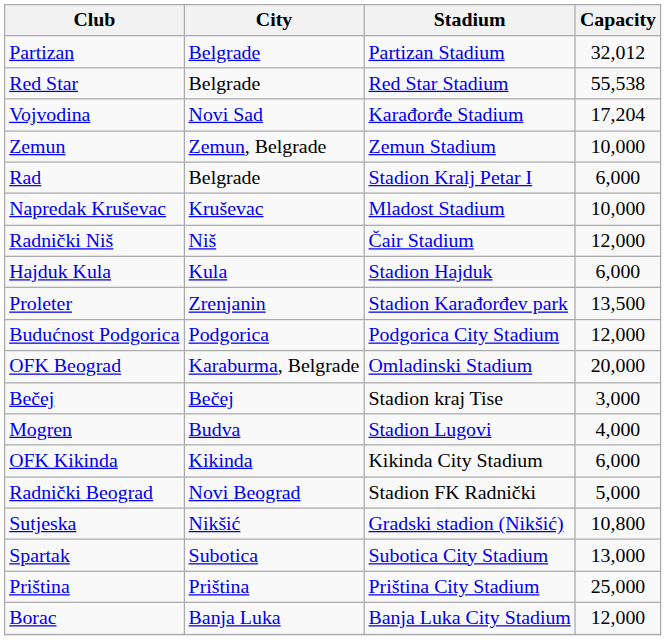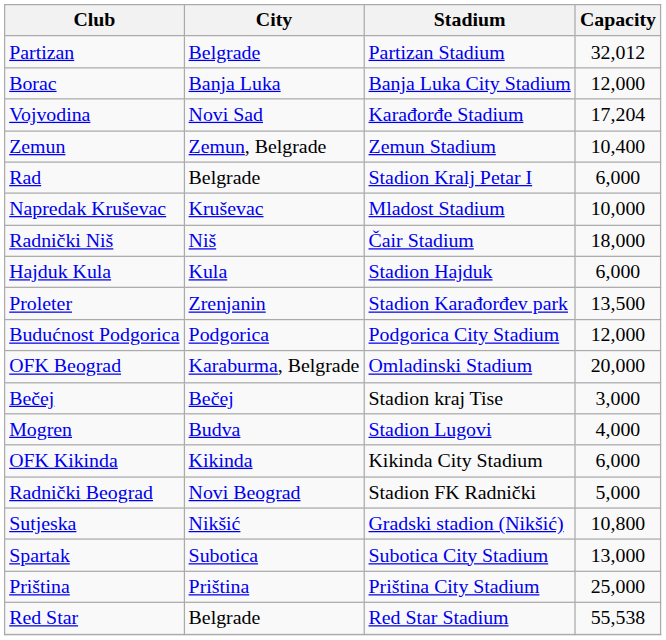rows swapped: (44, 83) <-> (33, 618)
(618, 146) 10,000 -> (618, 146) 10,400
(618, 240) 12,000 -> (618, 240) 18,000
